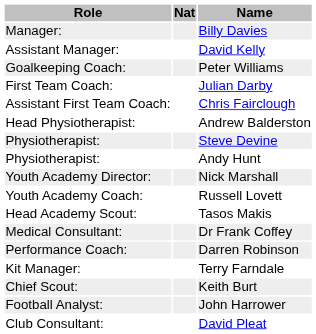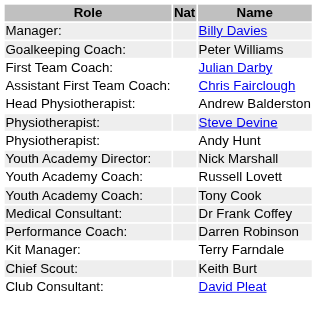- row: (232, 49)
+ row: (230, 195)
- row: (235, 213)
- row: (242, 305)
